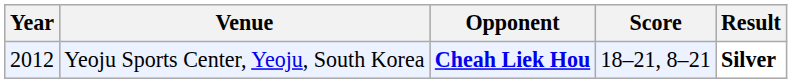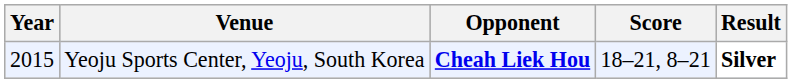(32, 59) 2012 -> (32, 59) 2015
